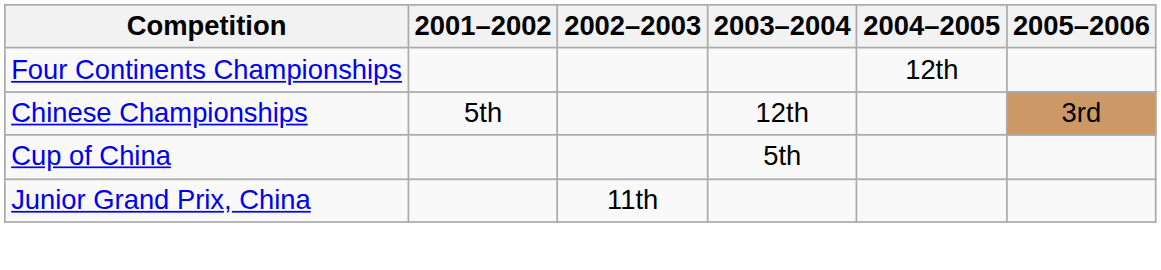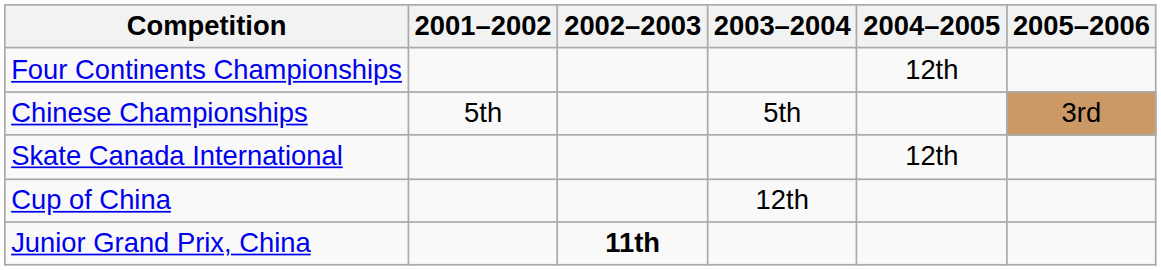(782, 112) 12th -> (782, 112) 5th
+ row: (177, 156)
(782, 156) 5th -> (782, 199) 12th
(633, 199) normal -> (633, 243) bold
